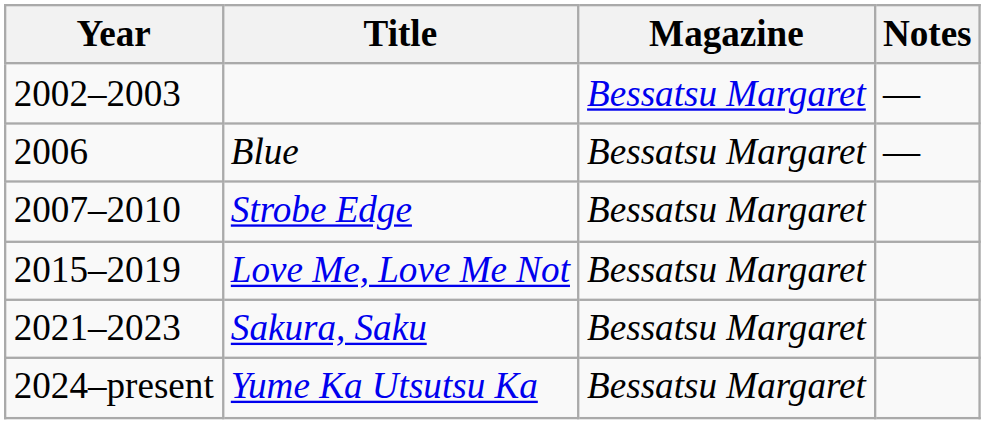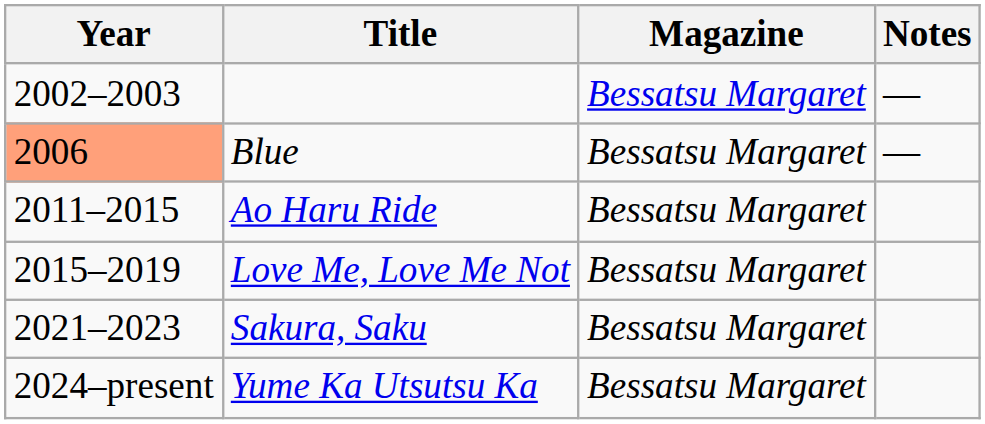(51, 151) no background -> (51, 151) lightsalmon background
- row: (321, 210)
+ row: (334, 210)
